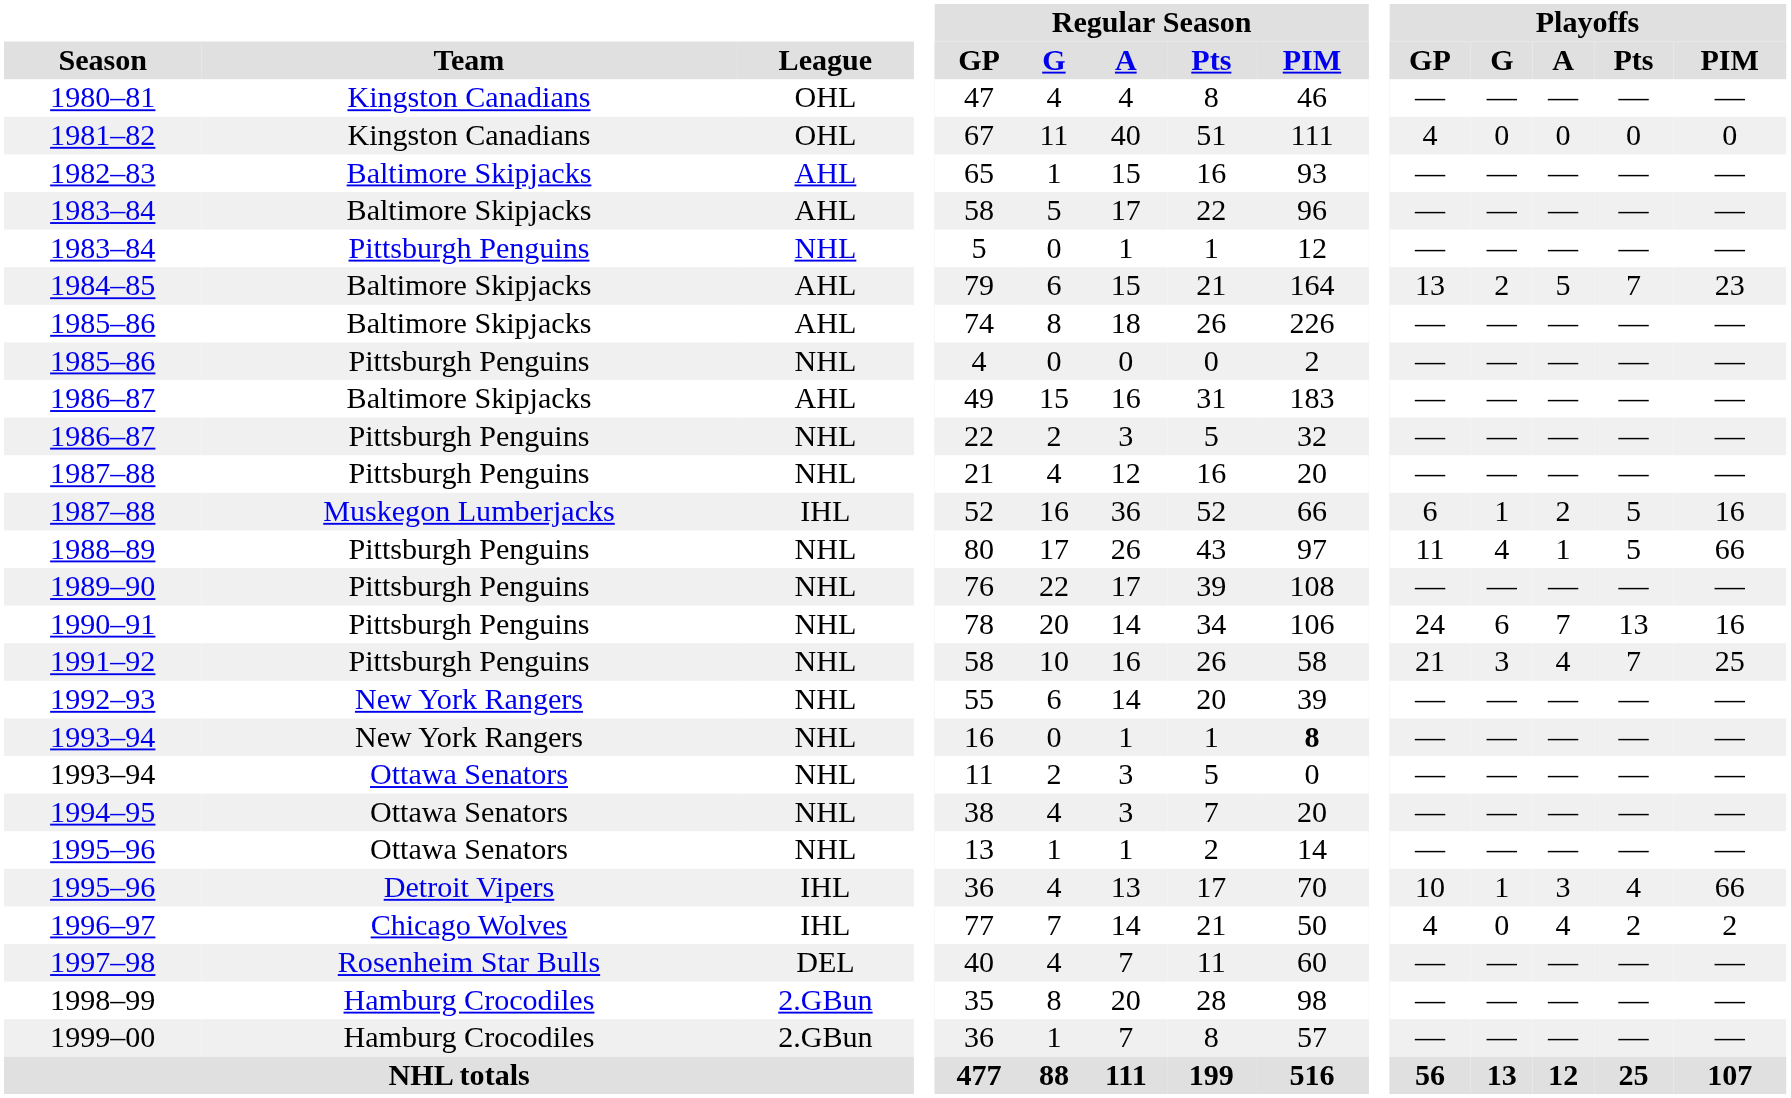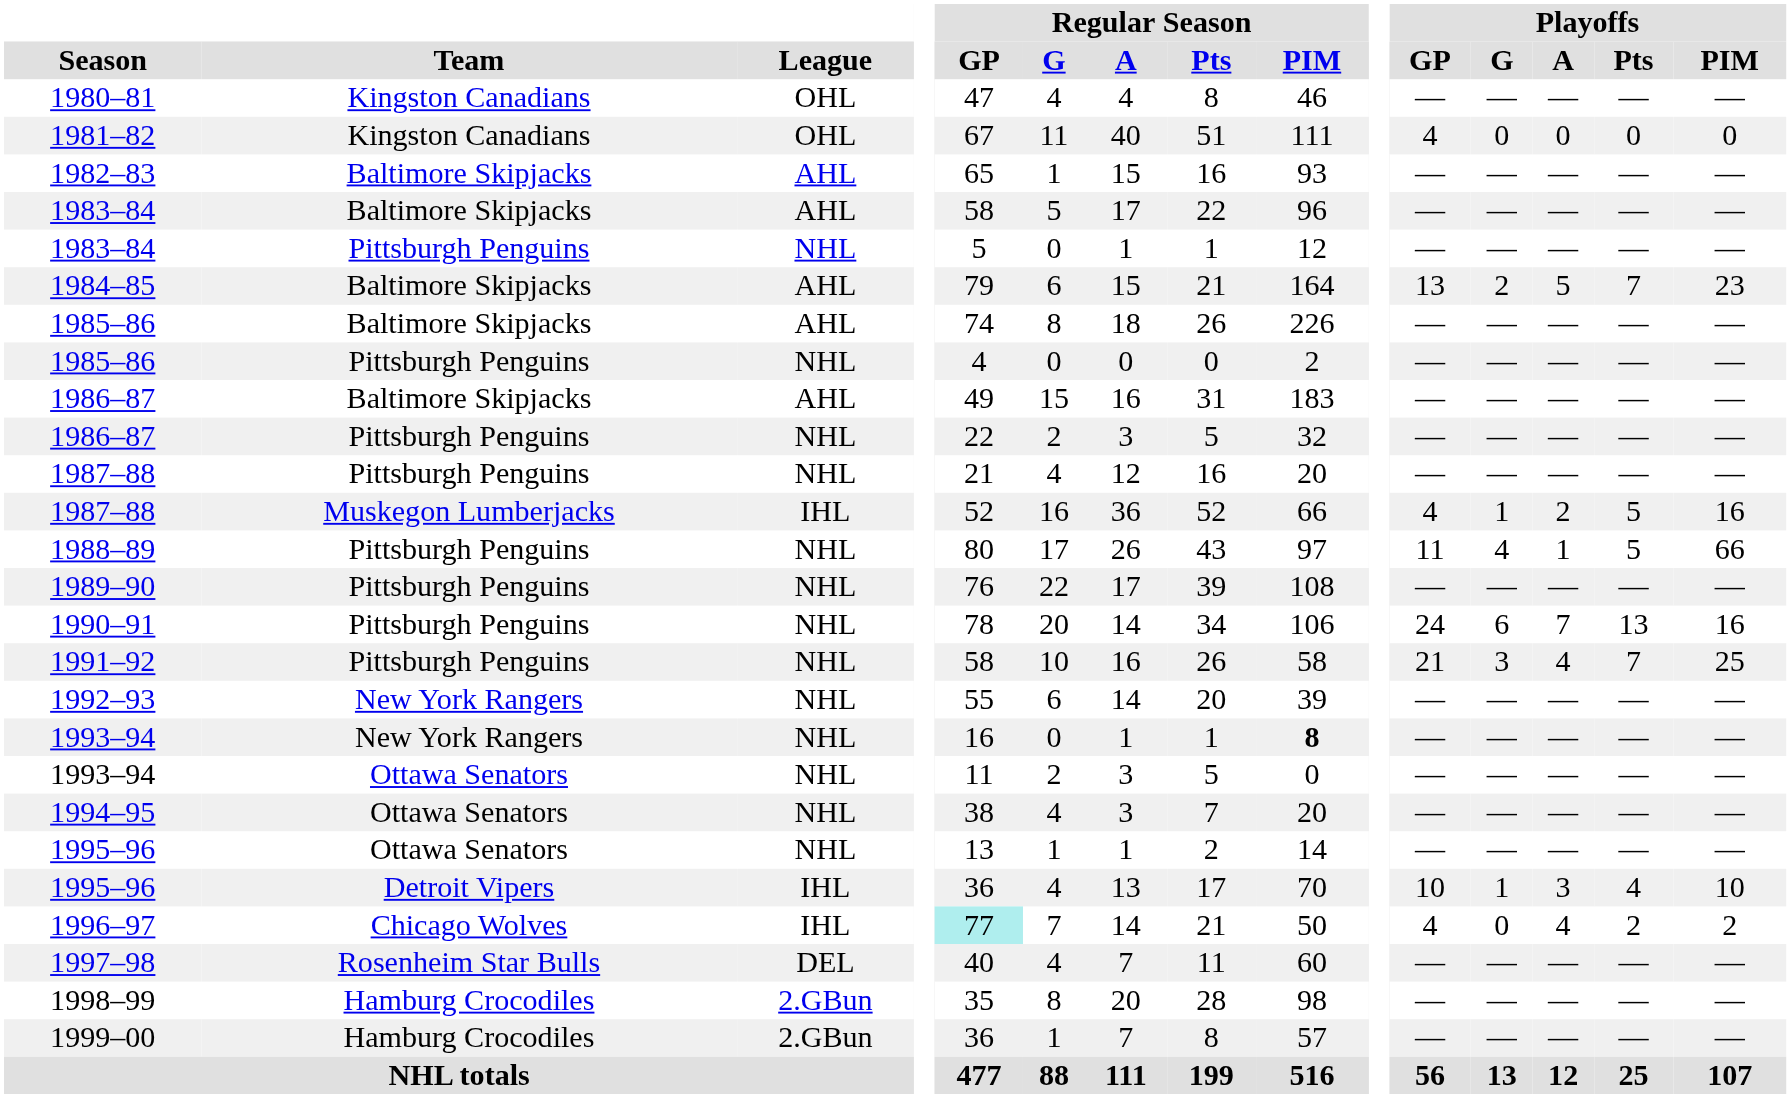(1430, 511) 6 -> (1430, 511) 4
(1730, 887) 66 -> (1730, 887) 10
(979, 924) no background -> (979, 924) paleturquoise background
